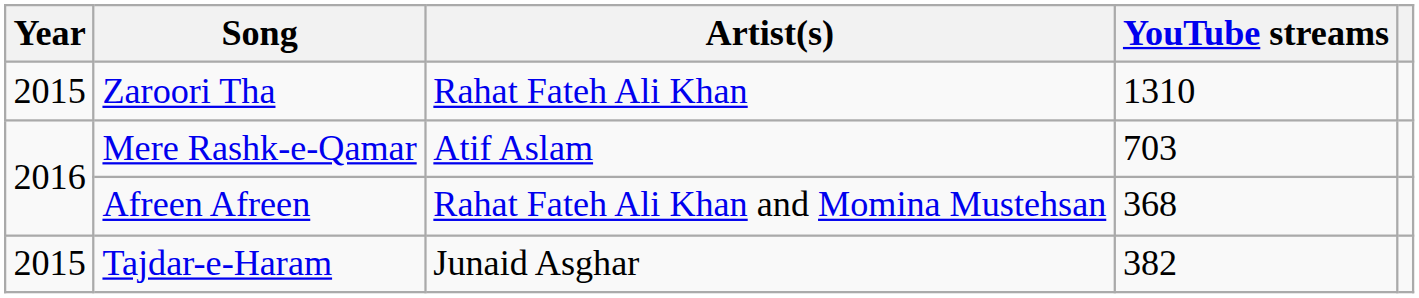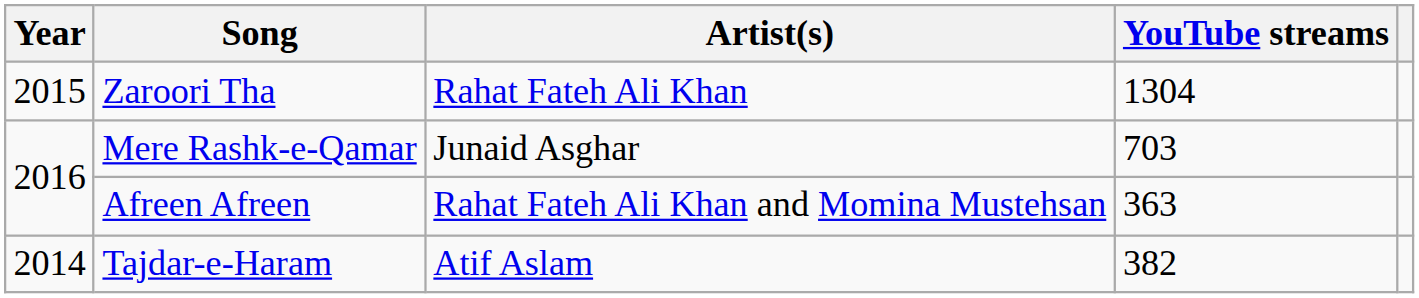(1159, 90) 1310 -> (1159, 90) 1304
(513, 147) Atif Aslam -> (536, 147) Junaid Asghar
(1150, 205) 368 -> (1150, 205) 363
(50, 262) 2015 -> (50, 262) 2014
(536, 262) Junaid Asghar -> (513, 262) Atif Aslam
